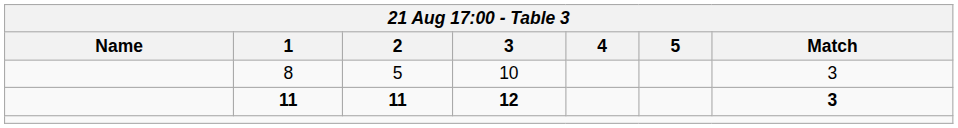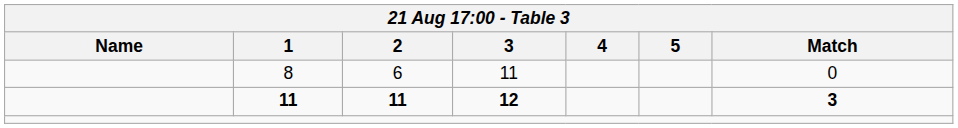(398, 73) 5 -> (398, 73) 6
(509, 73) 10 -> (509, 73) 11
(832, 73) 3 -> (832, 73) 0
